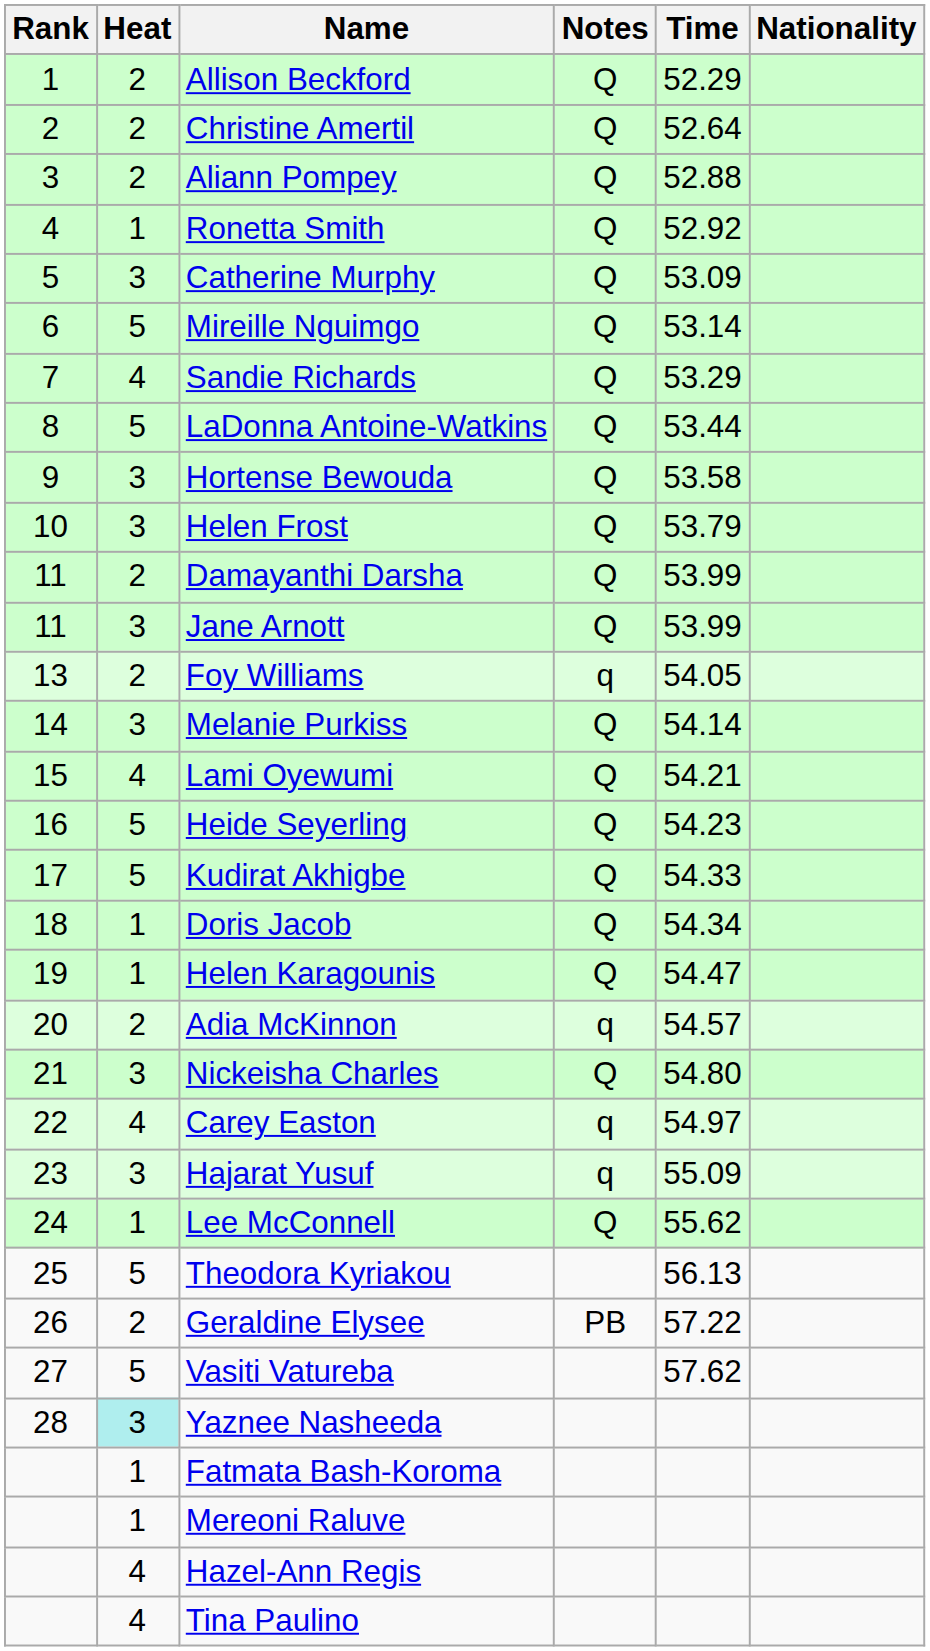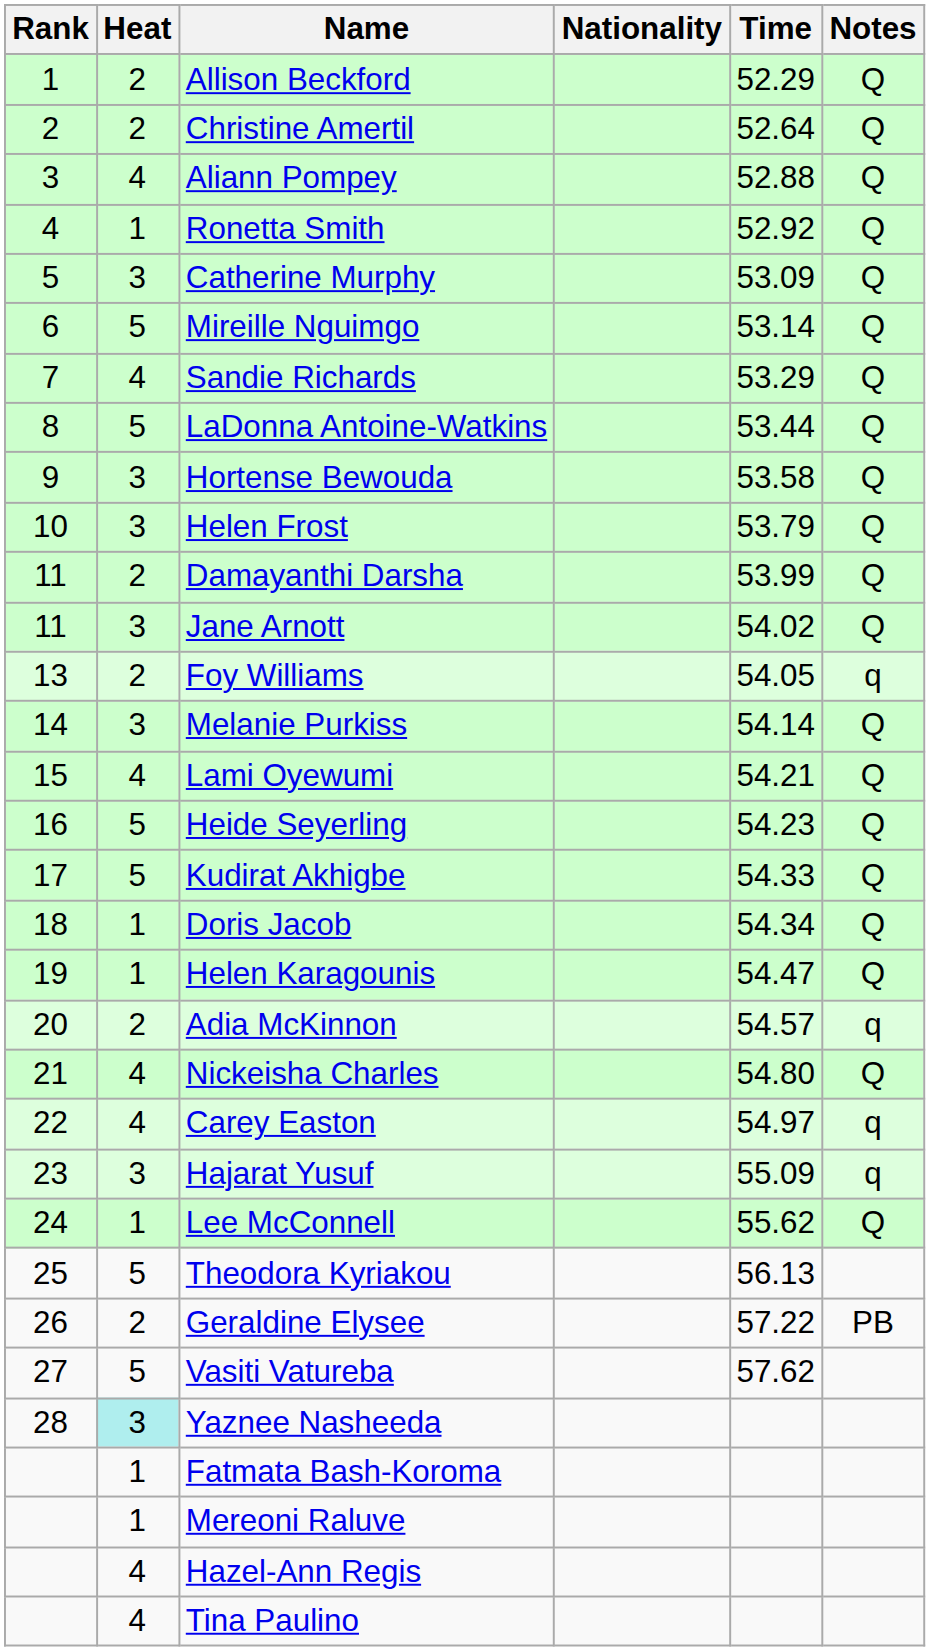columns swapped: (836, 29) <-> (605, 29)
(137, 178) 2 -> (137, 178) 4
(703, 626) 53.99 -> (776, 626) 54.02
(137, 1073) 3 -> (137, 1073) 4
